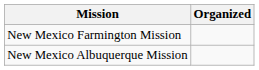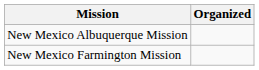rows swapped: (97, 55) <-> (94, 34)
